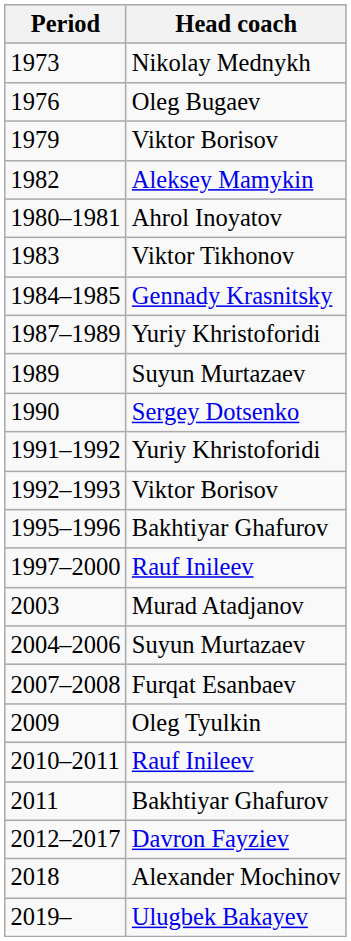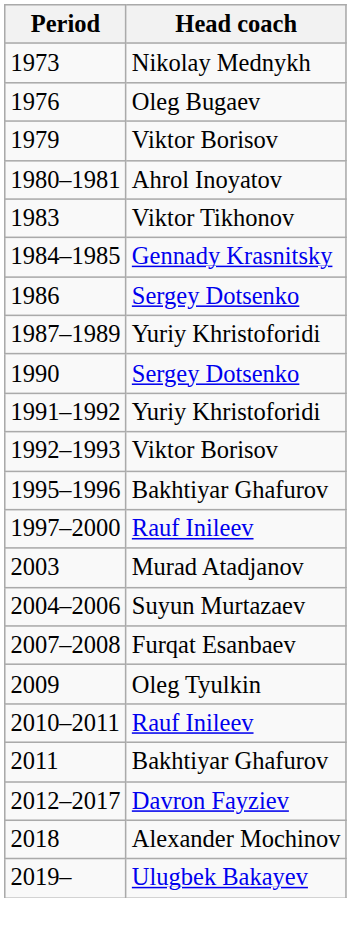- row: (35, 179)
+ row: (35, 295)
- row: (35, 373)
